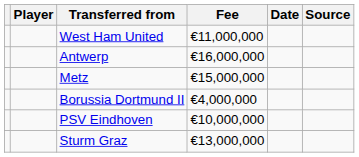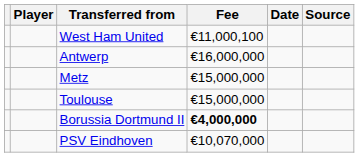(227, 36) €11,000,000 -> (227, 36) €11,000,100
+ row: (86, 99)
(224, 99) normal -> (224, 120) bold
(227, 120) €10,000,000 -> (227, 141) €10,070,000
- row: (94, 141)
